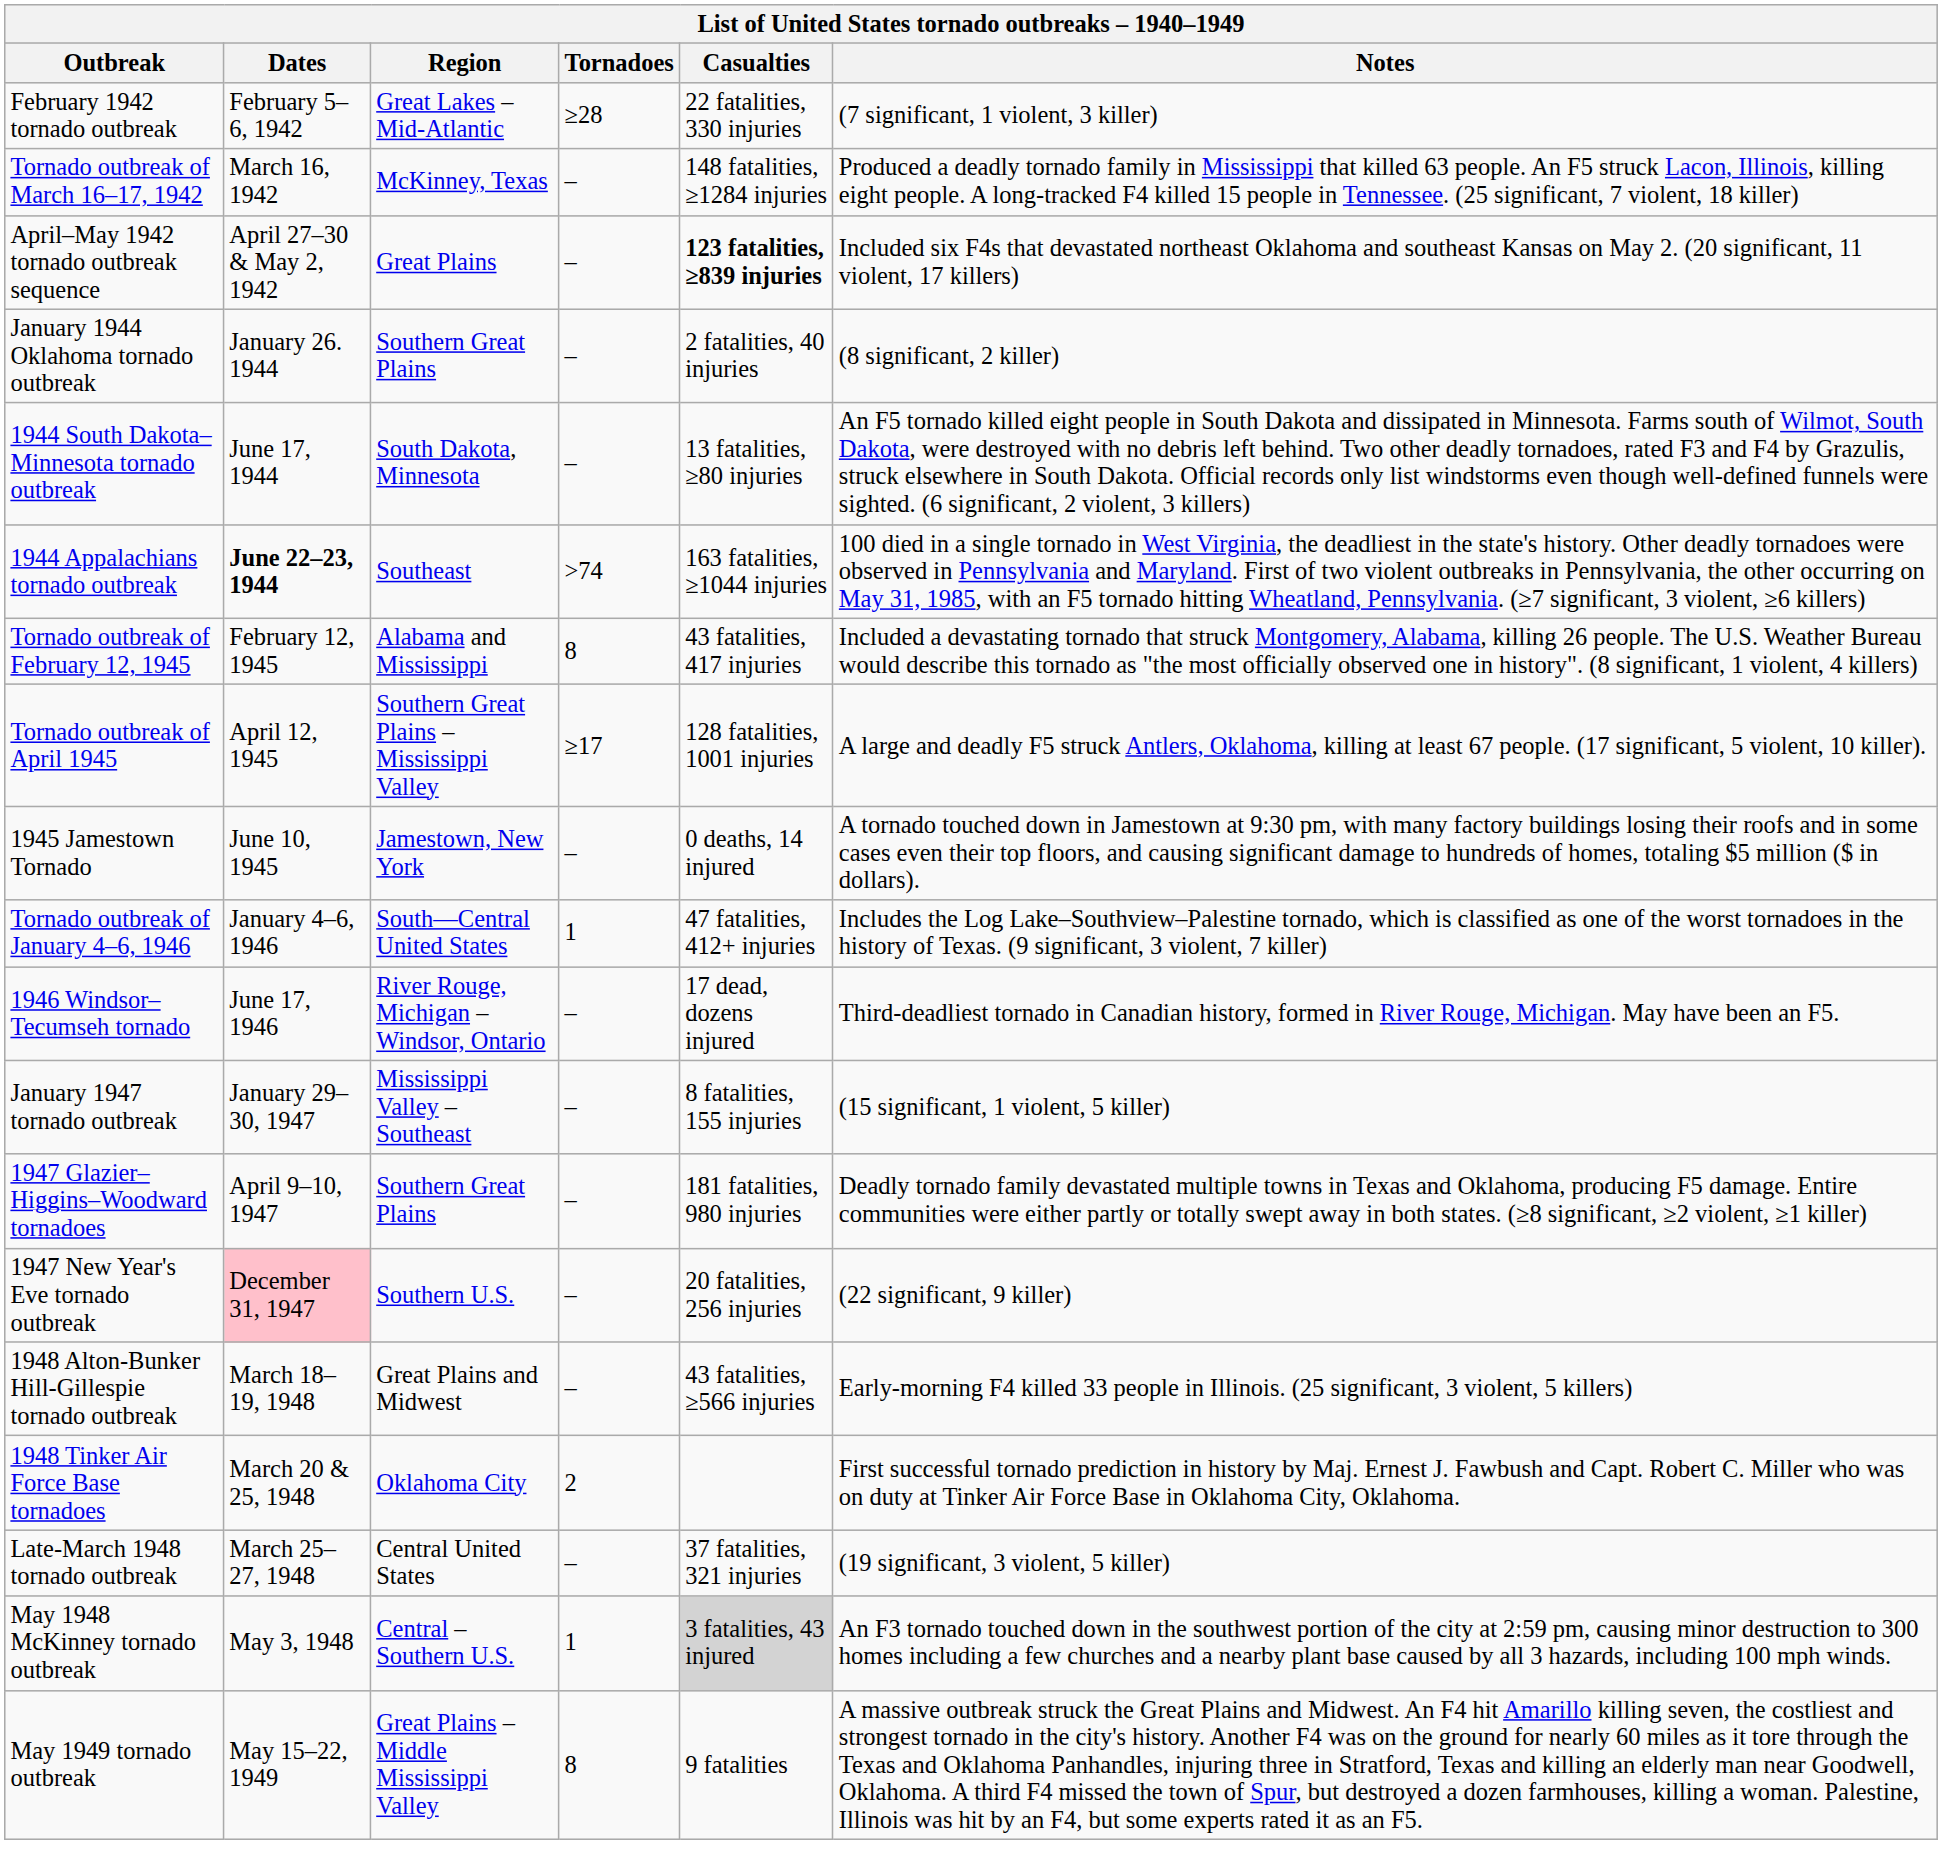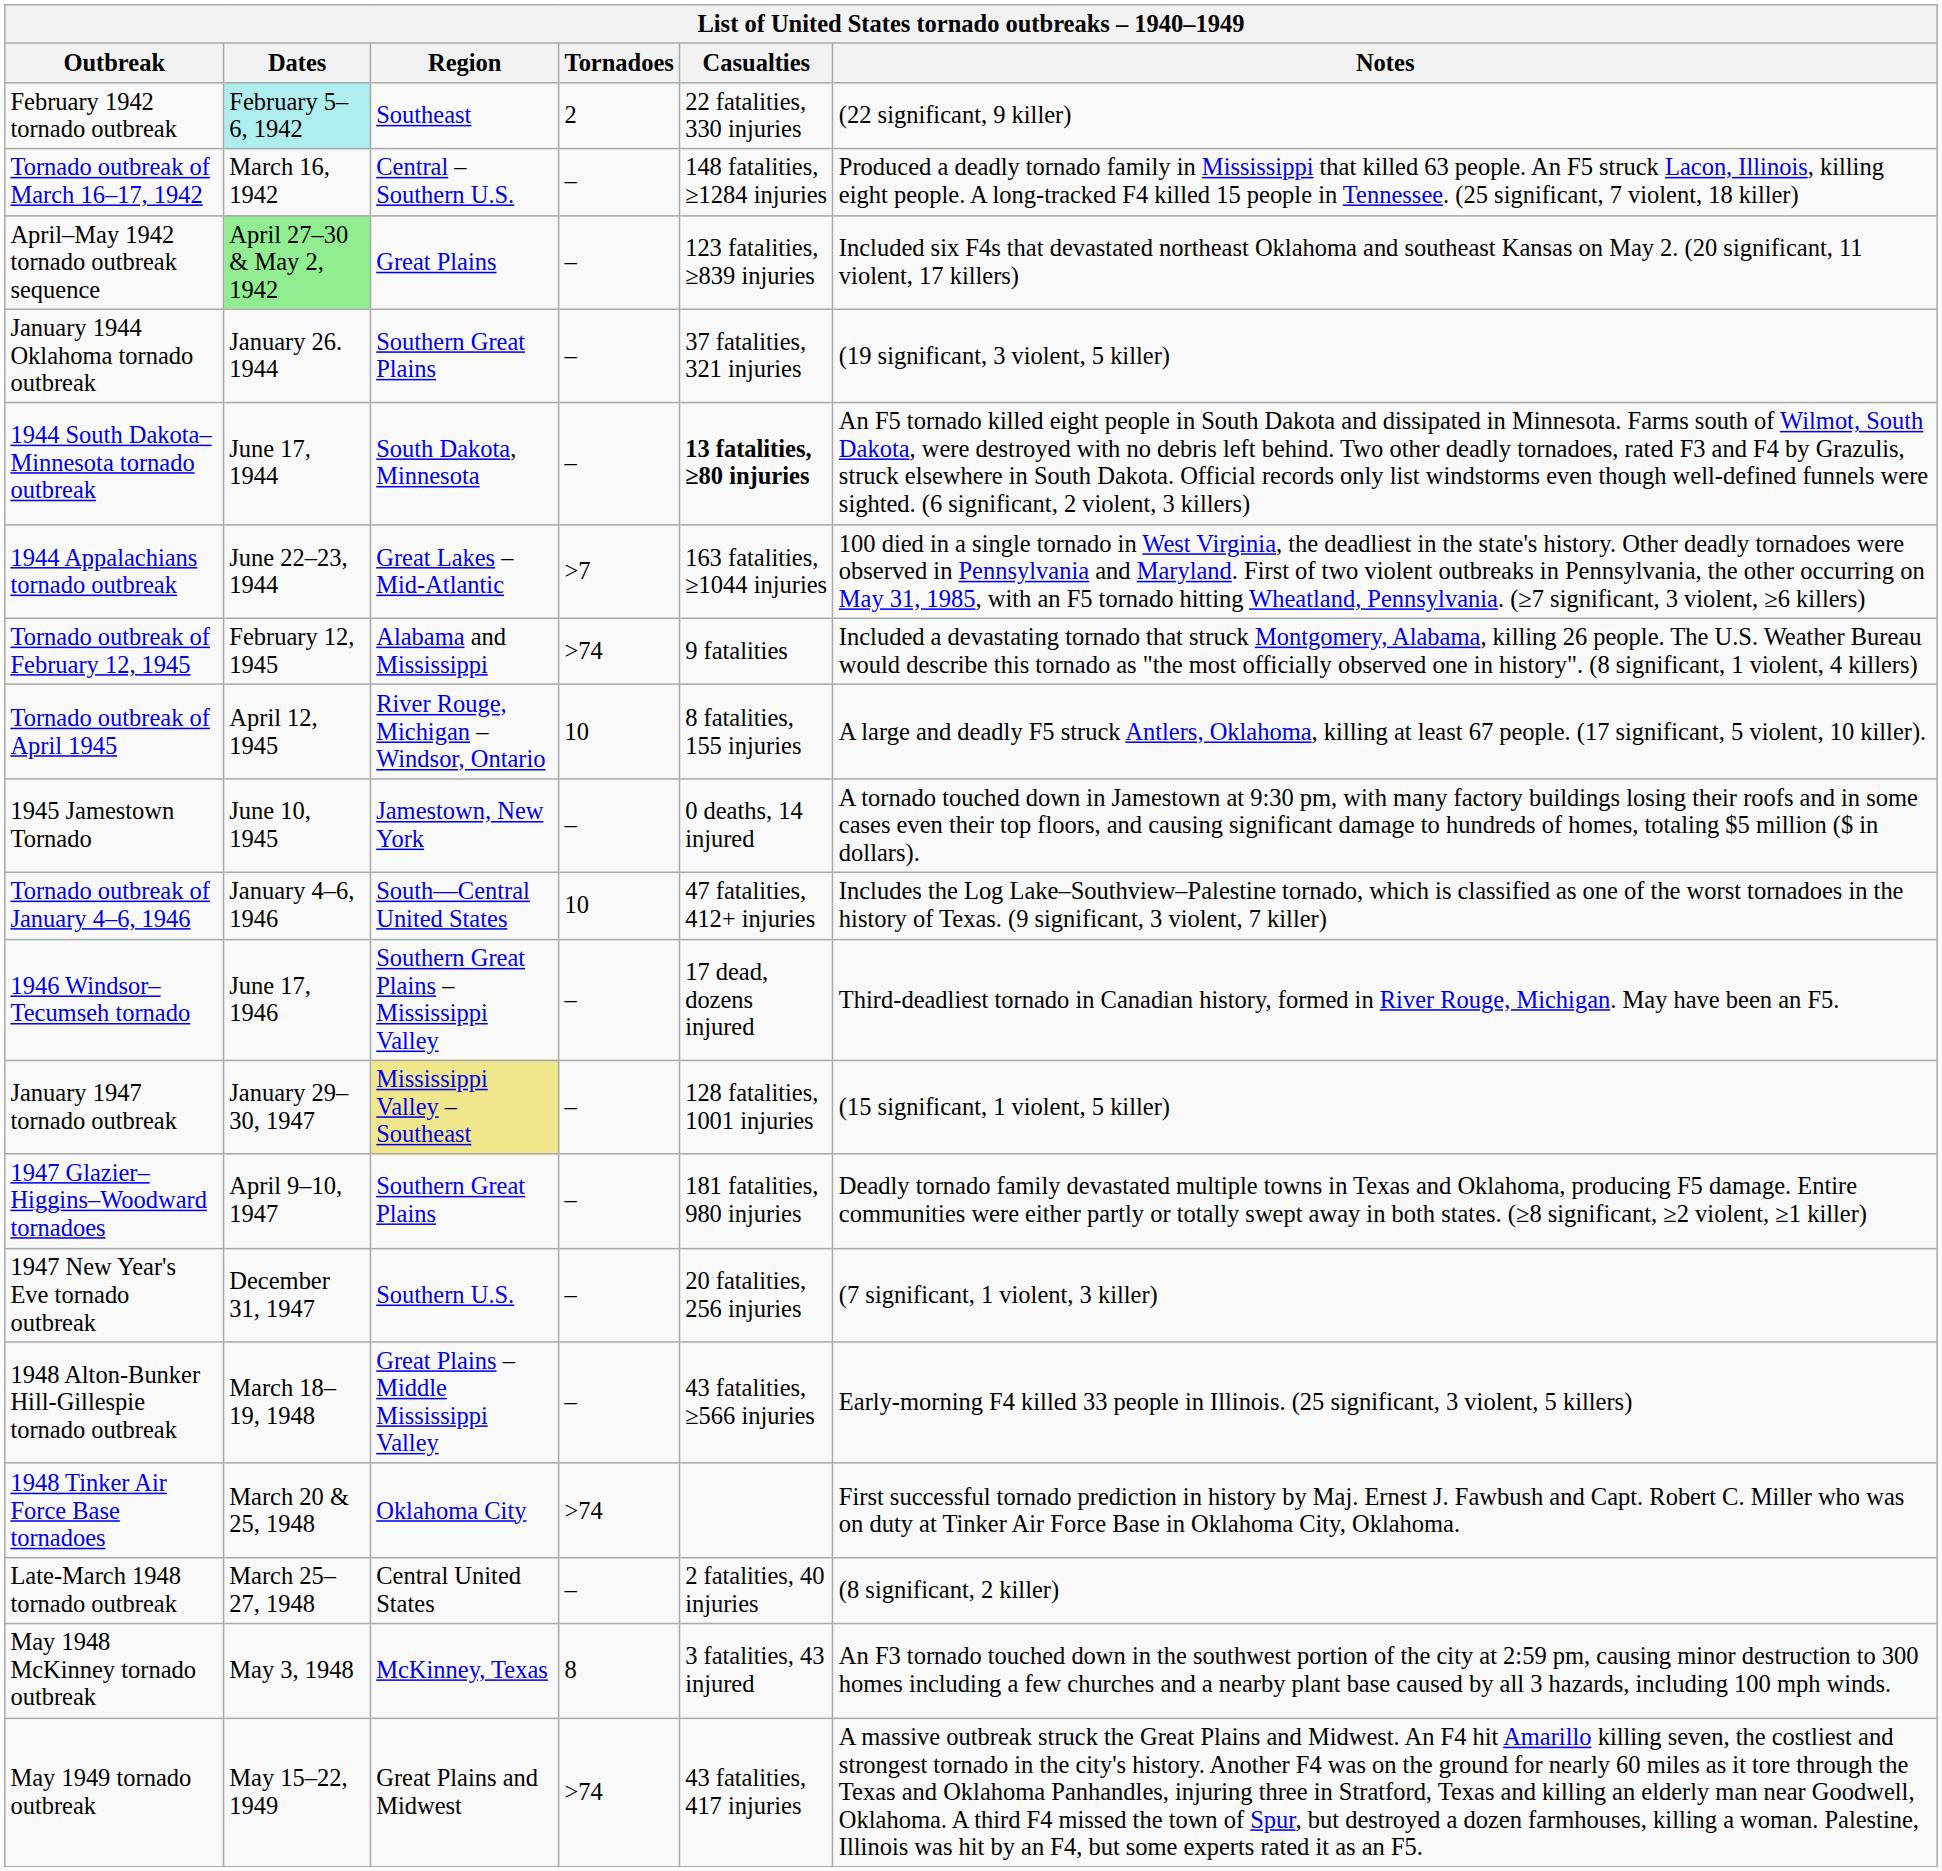(289, 115) no background -> (289, 115) paleturquoise background
(445, 115) Great Lakes – Mid-Atlantic -> (424, 115) Southeast
(584, 115) ≥28 -> (571, 115) 2
(998, 115) (7 significant, 1 violent, 3 killer) -> (955, 115) (22 significant, 9 killer)
(462, 181) McKinney, Texas -> (445, 181) Central – Southern U.S.
(289, 261) no background -> (289, 261) lightgreen background
(754, 261) bold -> (752, 261) normal
(755, 355) 2 fatalities, 40 injuries -> (746, 355) 37 fatalities, 321 injuries
(949, 355) (8 significant, 2 killer) -> (1004, 355) (19 significant, 3 violent, 5 killer)
(746, 463) normal -> (748, 463) bold
(291, 571) bold -> (288, 571) normal
(424, 571) Southeast -> (445, 571) Great Lakes – Mid-Atlantic
(584, 571) >74 -> (578, 571) >7
(571, 651) 8 -> (584, 651) >74
(746, 651) 43 fatalities, 417 injuries -> (736, 651) 9 fatalities
(451, 745) Southern Great Plains – Mississippi Valley -> (461, 731) River Rouge, Michigan – Windsor, Ontario
(584, 745) ≥17 -> (577, 731) 10
(752, 745) 128 fatalities, 1001 injuries -> (743, 731) 8 fatalities, 155 injuries
(571, 932) 1 -> (577, 905) 10
(461, 1013) River Rouge, Michigan – Windsor, Ontario -> (451, 999) Southern Great Plains – Mississippi Valley
(432, 1106) no background -> (432, 1106) khaki background
(743, 1106) 8 fatalities, 155 injuries -> (752, 1106) 128 fatalities, 1001 injuries
(280, 1294) pink background -> (280, 1294) no background
(955, 1294) (22 significant, 9 killer) -> (998, 1294) (7 significant, 1 violent, 3 killer)
(457, 1388) Great Plains and Midwest -> (446, 1402) Great Plains – Middle Mississippi Valley
(571, 1482) 2 -> (584, 1510) >74
(746, 1562) 37 fatalities, 321 injuries -> (755, 1590) 2 fatalities, 40 injuries
(1004, 1562) (19 significant, 3 violent, 5 killer) -> (949, 1590) (8 significant, 2 killer)
(445, 1642) Central – Southern U.S. -> (462, 1670) McKinney, Texas
(571, 1642) 1 -> (571, 1670) 8
(755, 1642) lightgrey background -> (755, 1670) no background
(446, 1764) Great Plains – Middle Mississippi Valley -> (457, 1791) Great Plains and Midwest
(571, 1764) 8 -> (584, 1791) >74
(736, 1764) 9 fatalities -> (746, 1791) 43 fatalities, 417 injuries
